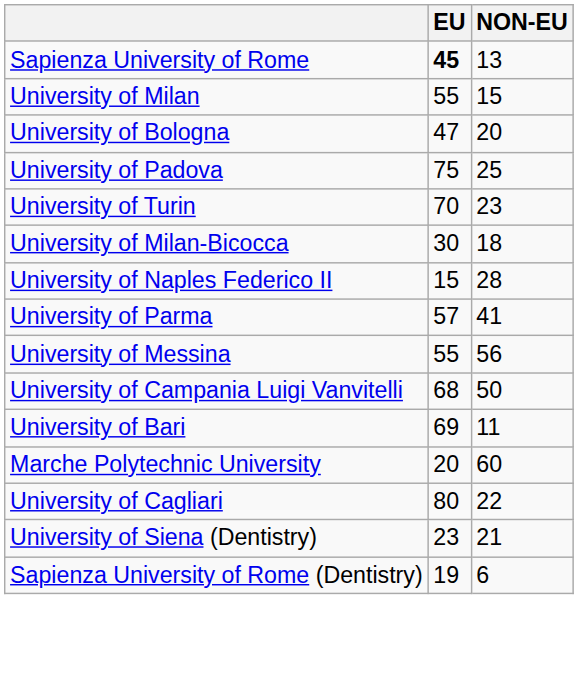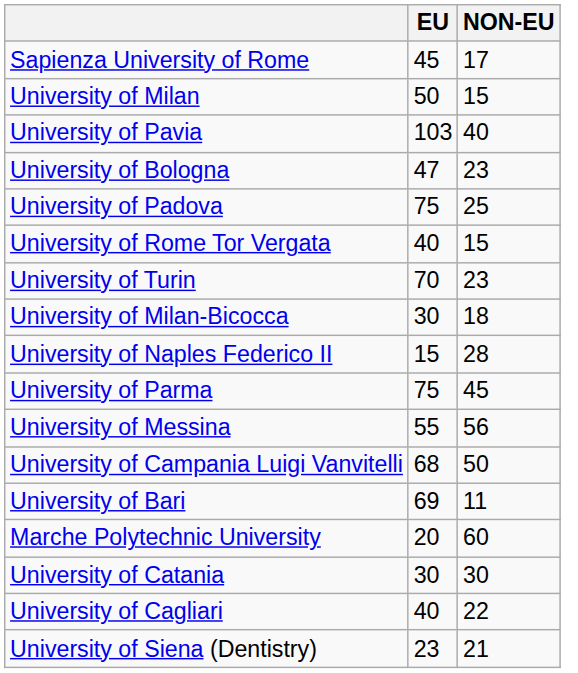(446, 59) bold -> (427, 59) normal
(489, 59) 13 -> (476, 59) 17
(446, 96) 55 -> (427, 96) 50
+ row: (106, 133)
(489, 133) 20 -> (476, 170) 23
+ row: (170, 243)
(446, 317) 57 -> (427, 390) 75
(489, 317) 41 -> (476, 390) 45
+ row: (117, 574)
(446, 501) 80 -> (427, 611) 40
- row: (216, 574)
